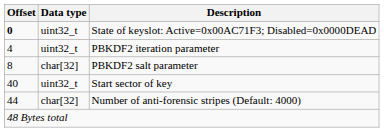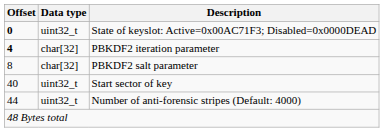(10, 48) normal -> (10, 48) bold
(59, 48) uint32_t -> (59, 48) char[32]
(59, 100) char[32] -> (59, 100) uint32_t
